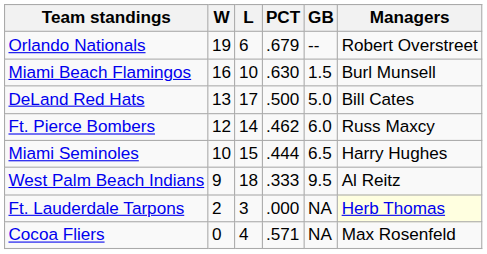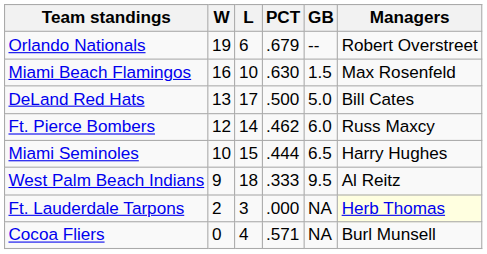(389, 72) Burl Munsell -> (399, 72) Max Rosenfeld
(399, 235) Max Rosenfeld -> (389, 235) Burl Munsell
